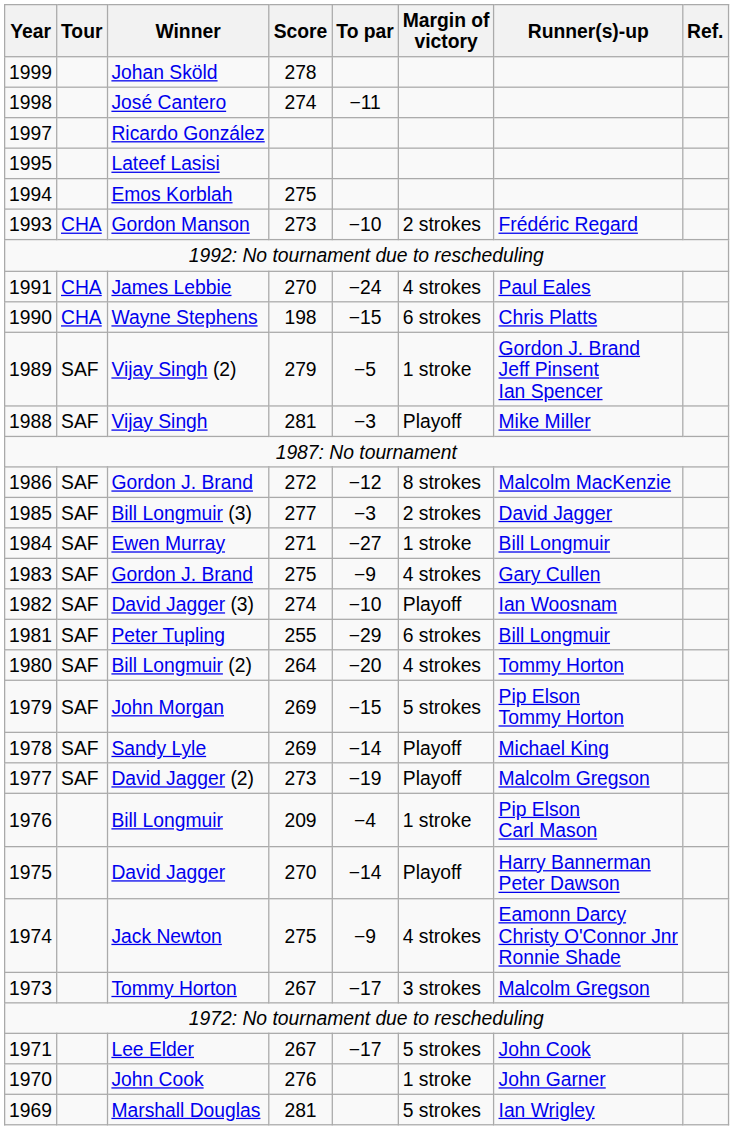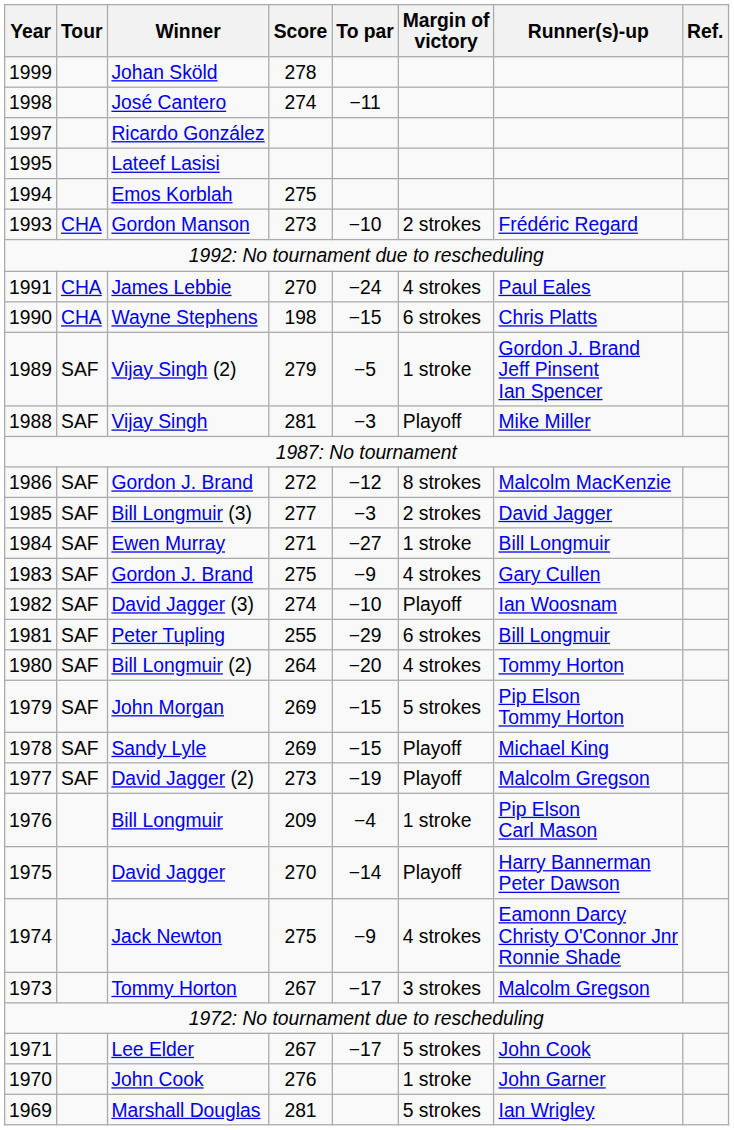(365, 748) −14 -> (365, 748) −15
